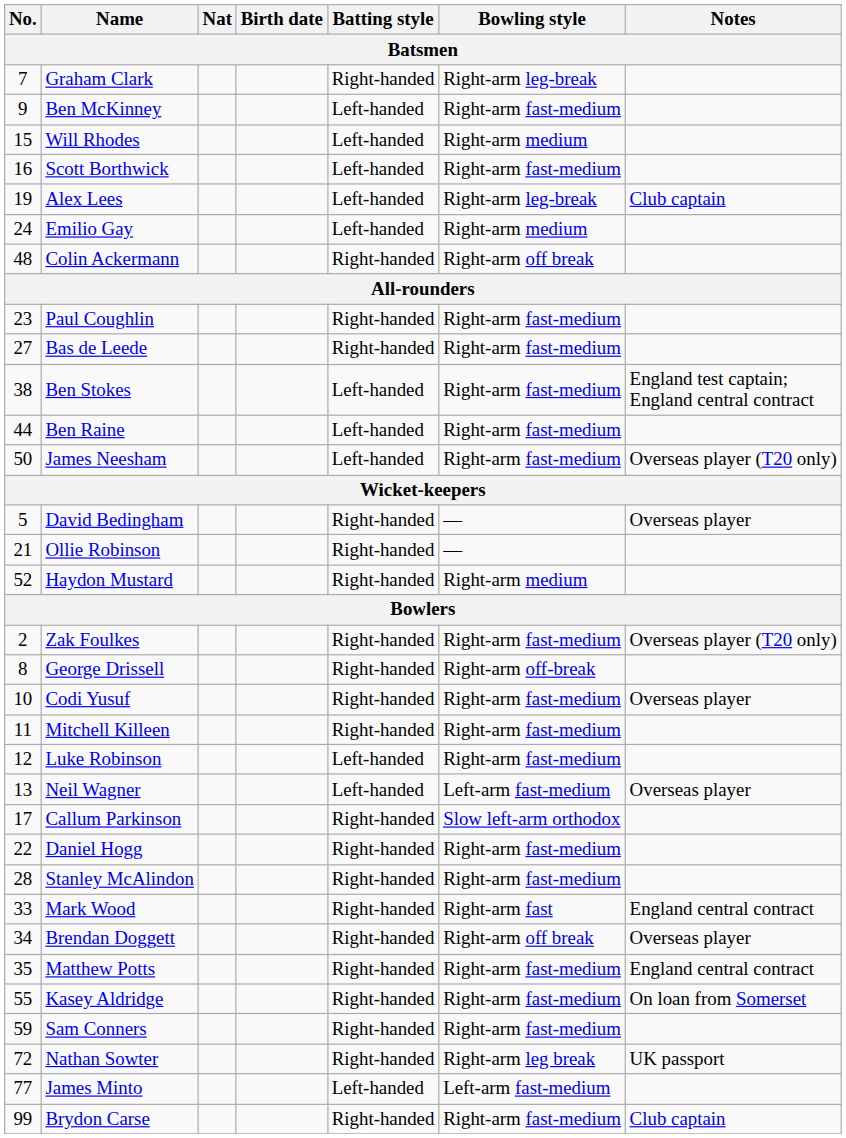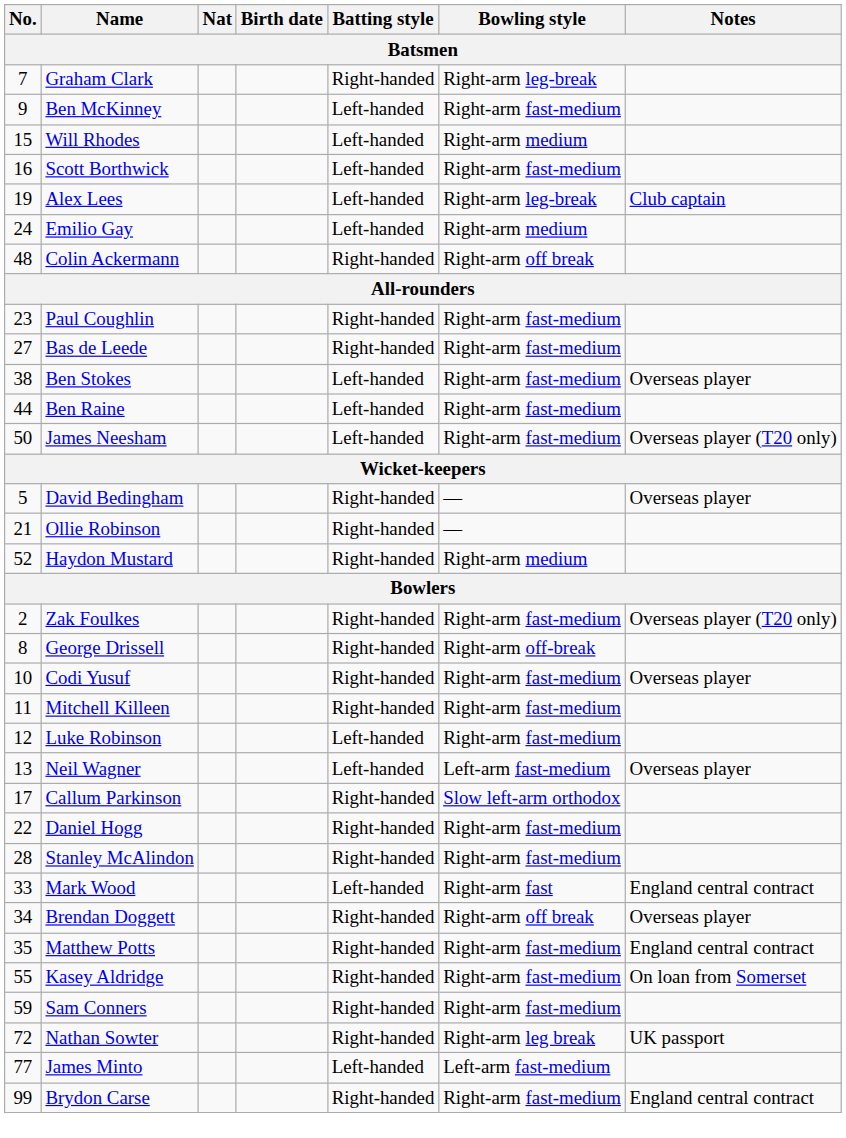(722, 389) England test captain; England central contract -> (690, 378) Overseas player
(383, 909) Right-handed -> (378, 887) Left-handed
(678, 1118) Club captain -> (722, 1097) England central contract
